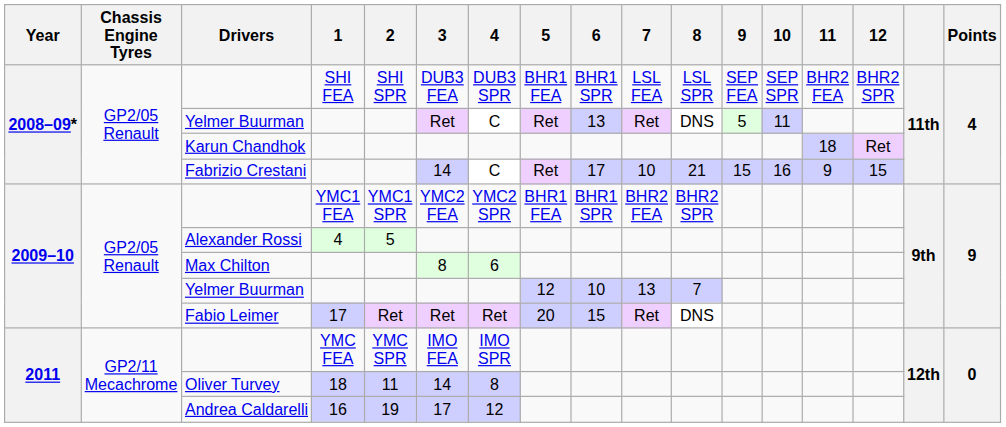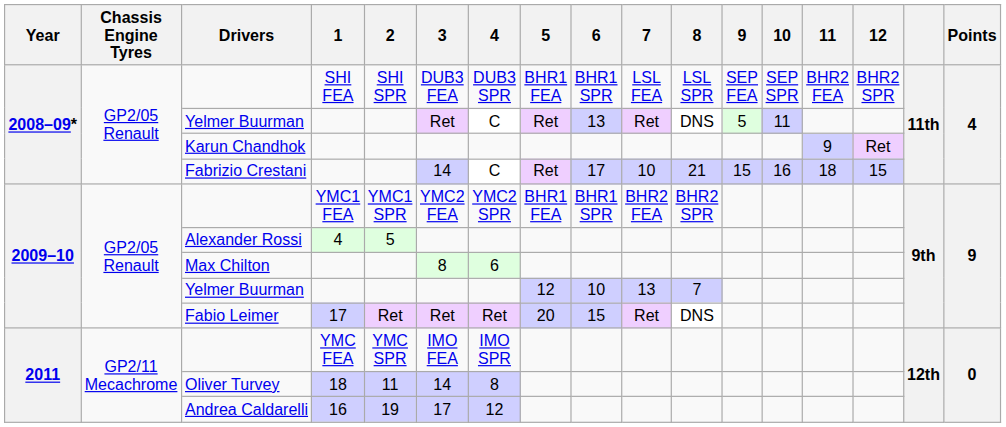(828, 146) 18 -> (828, 146) 9
(828, 171) 9 -> (828, 171) 18
